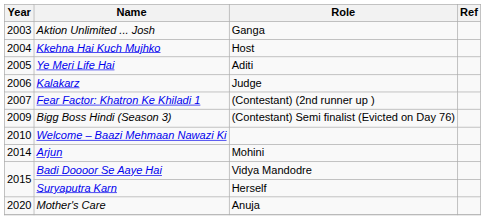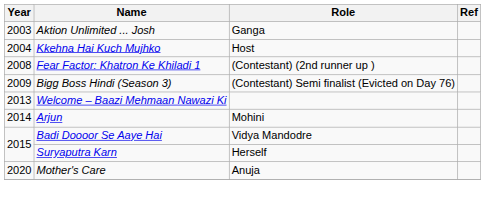- row: (76, 65)
- row: (58, 83)
(19, 100) 2007 -> (19, 65) 2008
(19, 135) 2010 -> (19, 100) 2013
